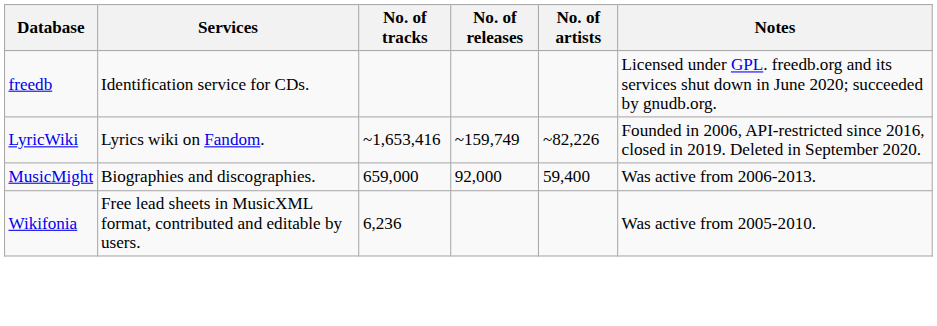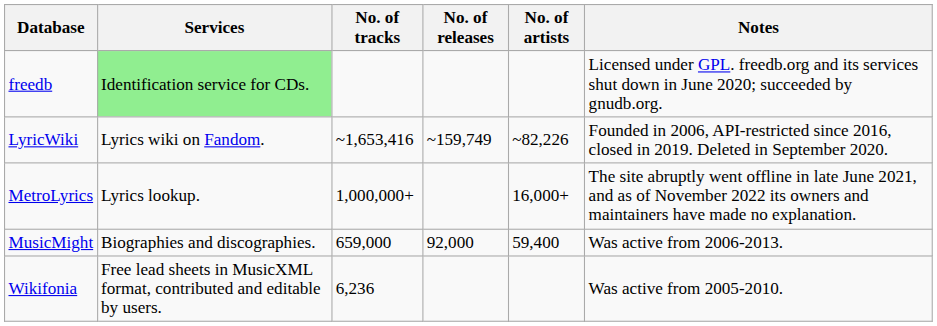(205, 83) no background -> (205, 83) lightgreen background
+ row: (51, 195)
